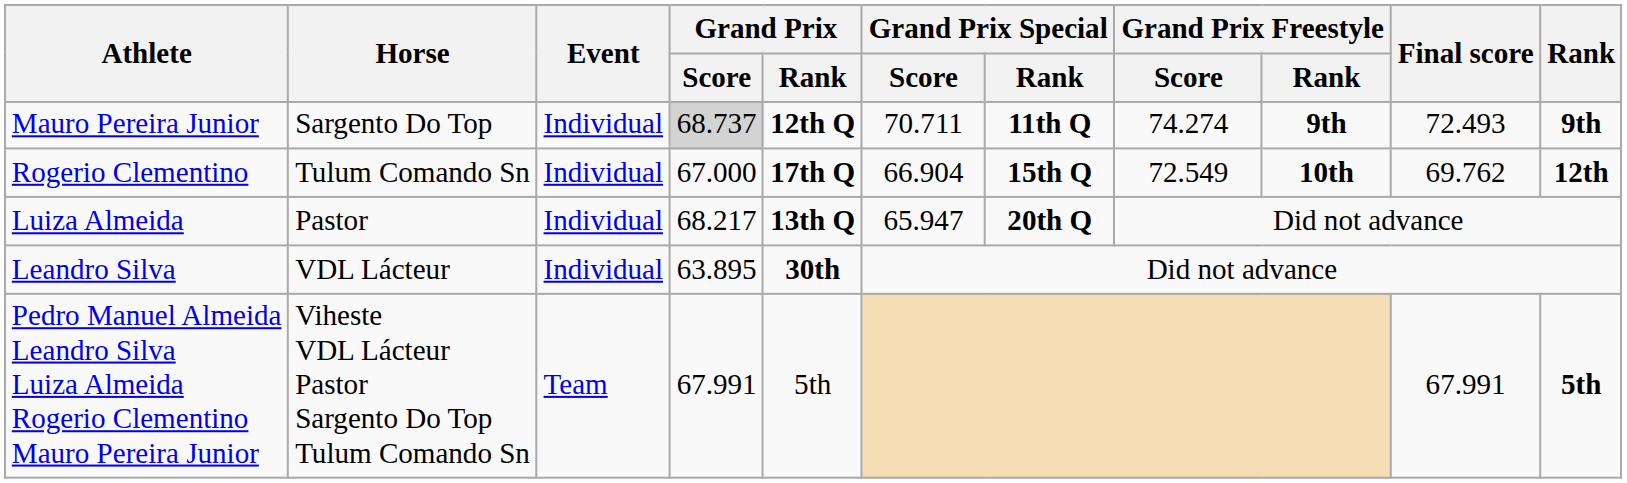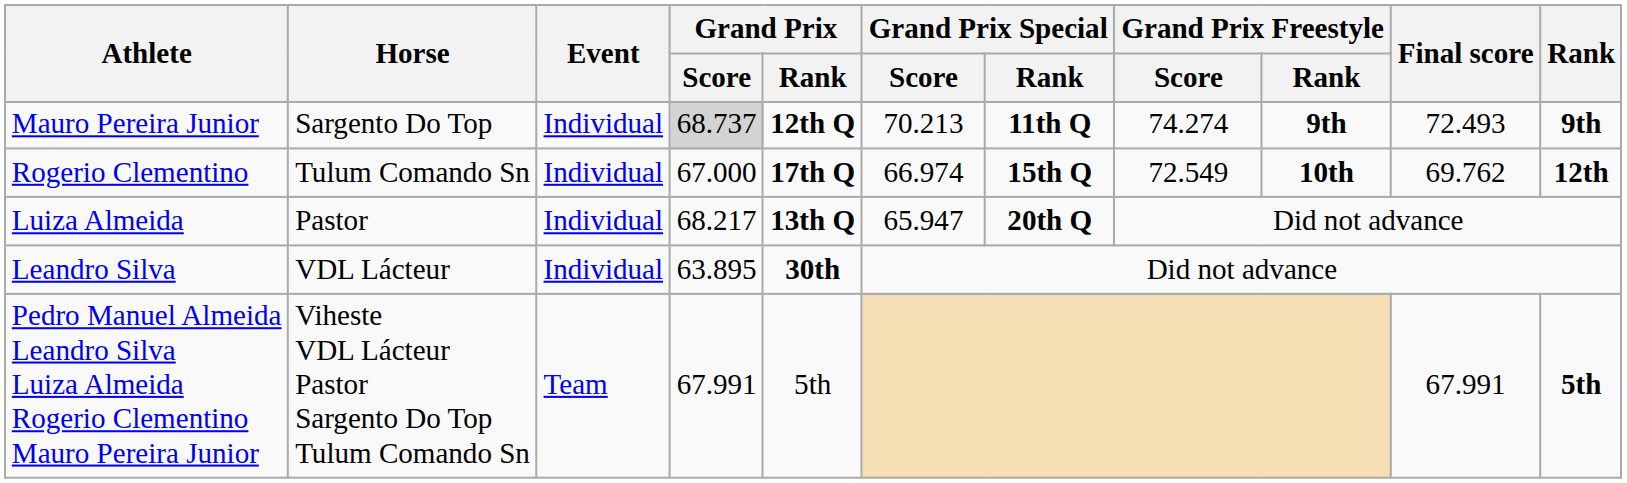(923, 124) 70.711 -> (923, 124) 70.213
(923, 172) 66.904 -> (923, 172) 66.974
